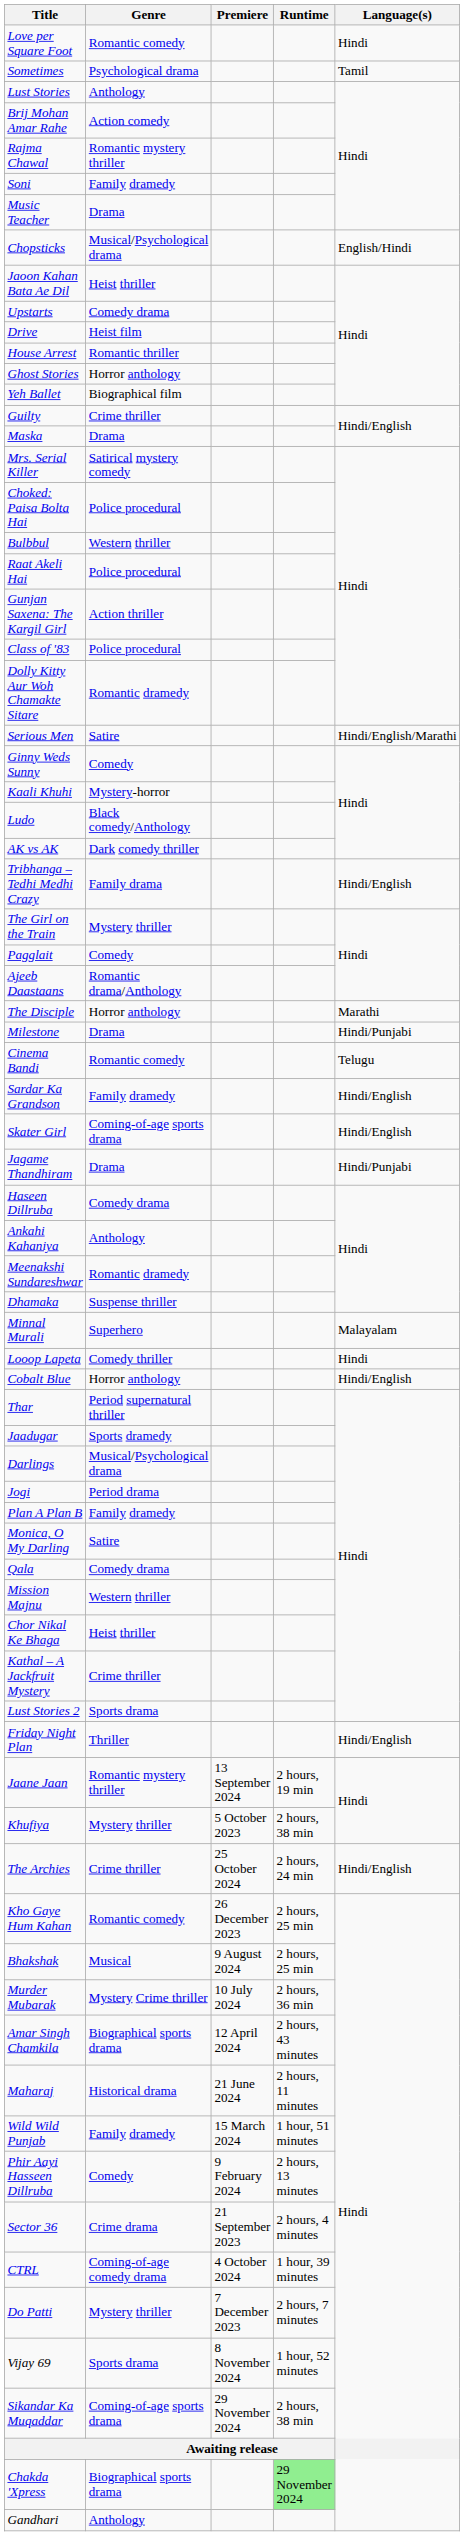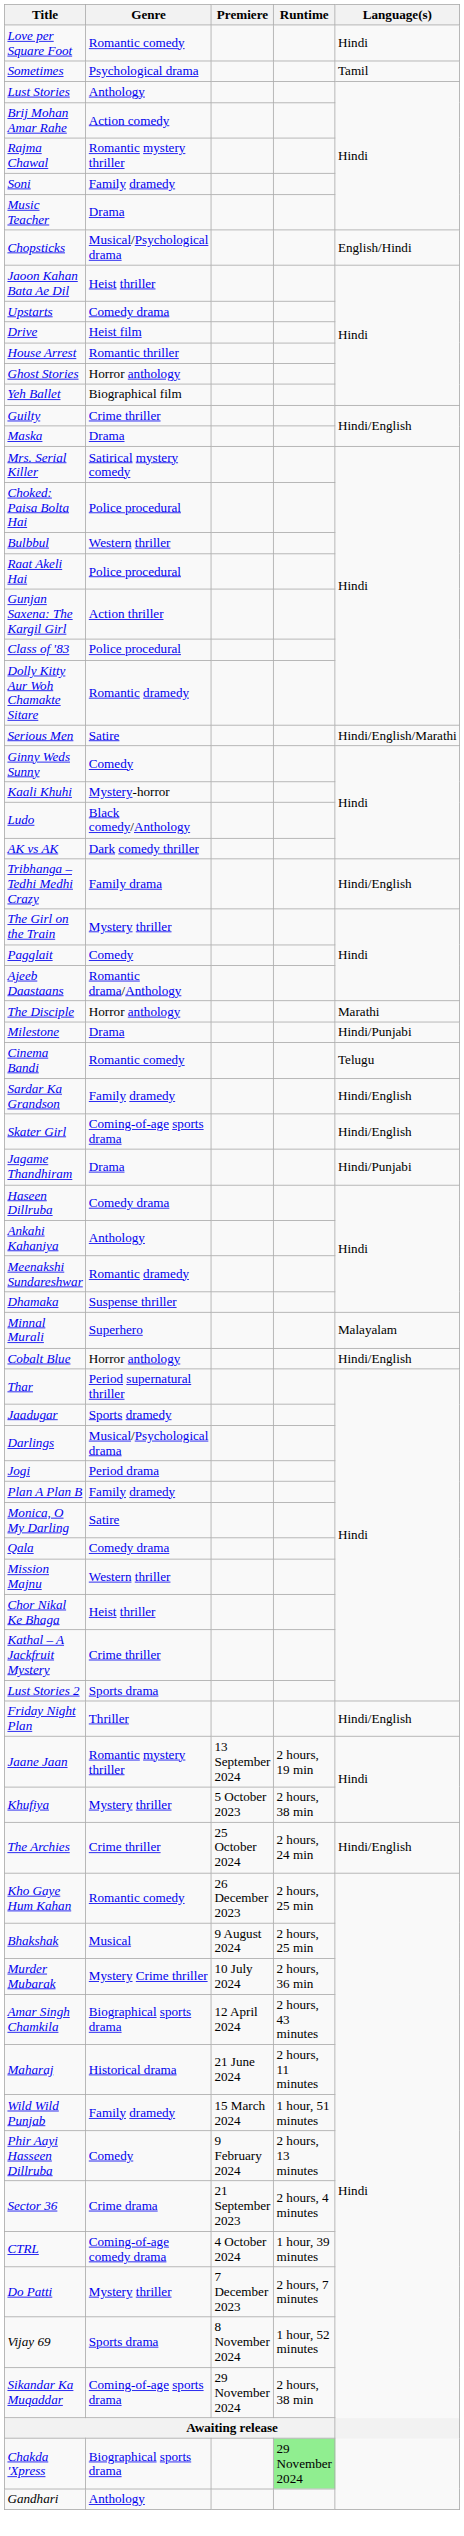- row: (44, 1358)
